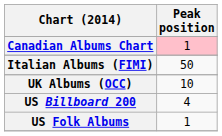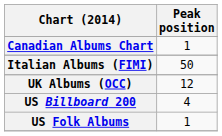(187, 46) pink background -> (187, 46) no background
(187, 84) 10 -> (187, 84) 12
